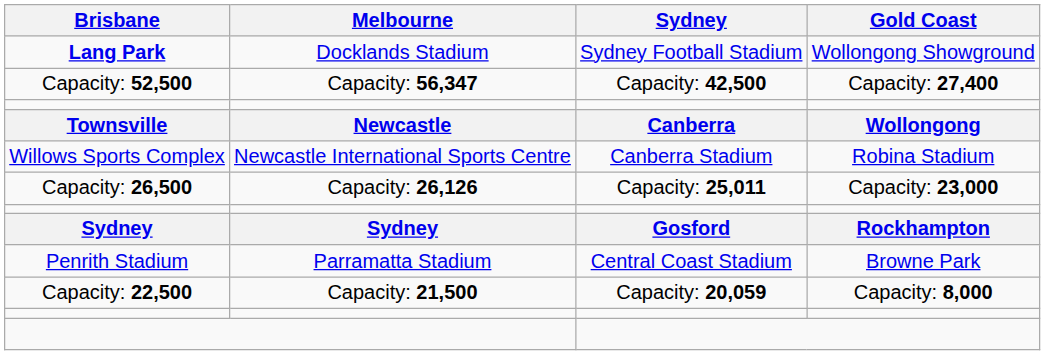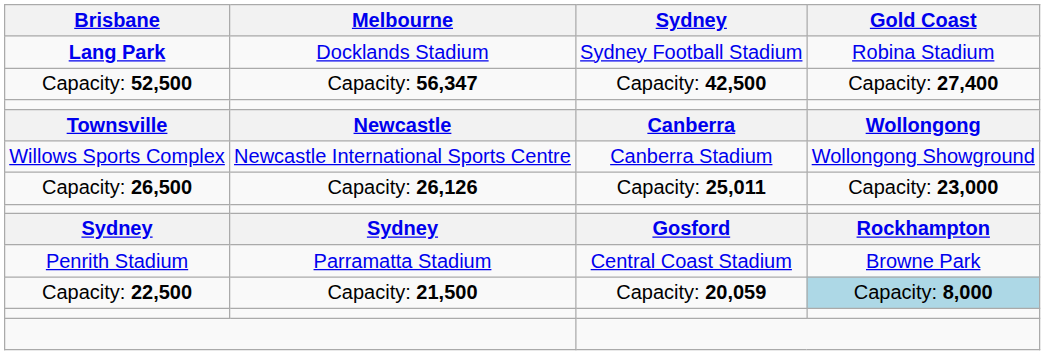(923, 52) Wollongong Showground -> (923, 52) Robina Stadium
(923, 156) Robina Stadium -> (923, 156) Wollongong Showground
(923, 292) no background -> (923, 292) lightblue background
